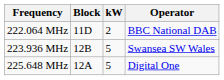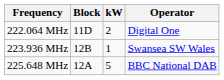(172, 30) BBC National DAB -> (154, 30) Digital One
(108, 48) 5 -> (108, 48) 1
(154, 65) Digital One -> (172, 65) BBC National DAB
